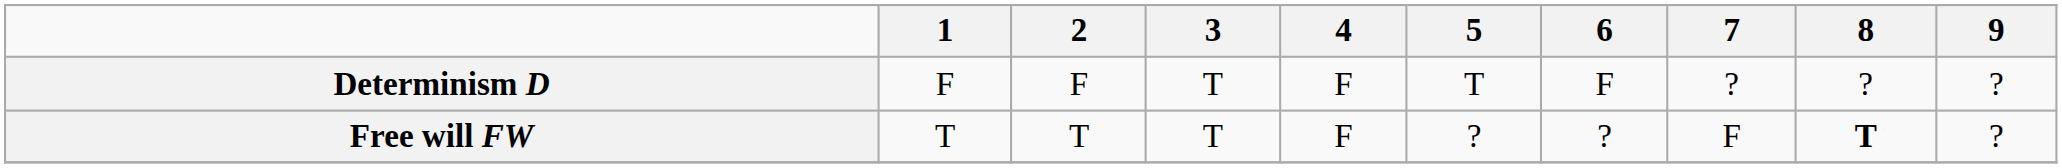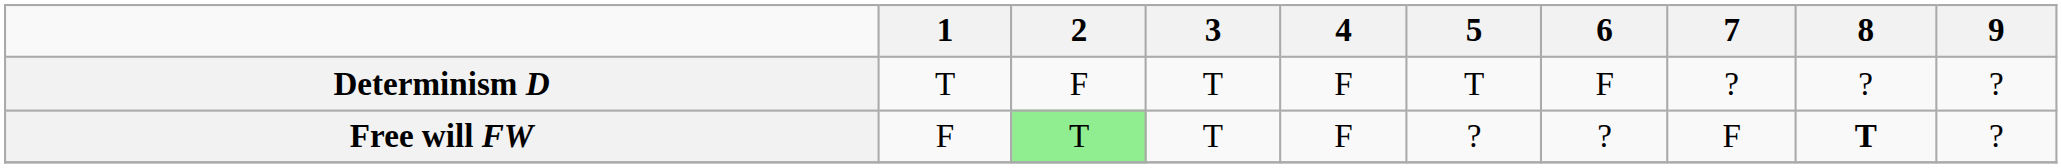(945, 83) F -> (945, 83) T
(945, 135) T -> (945, 135) F
(1079, 135) no background -> (1079, 135) lightgreen background
